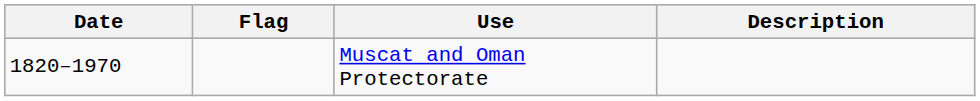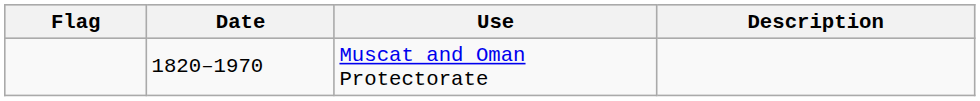columns swapped: (264, 22) <-> (99, 22)
